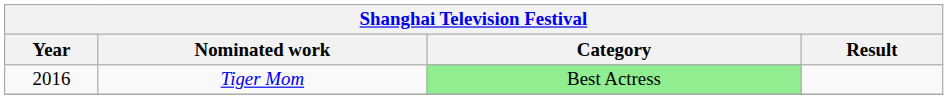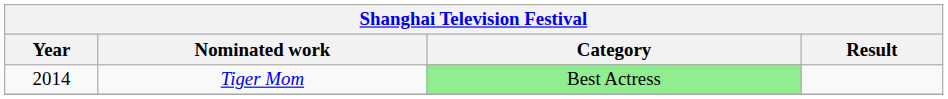(51, 79) 2016 -> (51, 79) 2014
